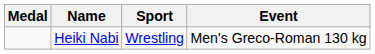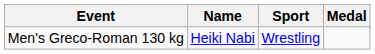columns swapped: (28, 16) <-> (279, 16)
